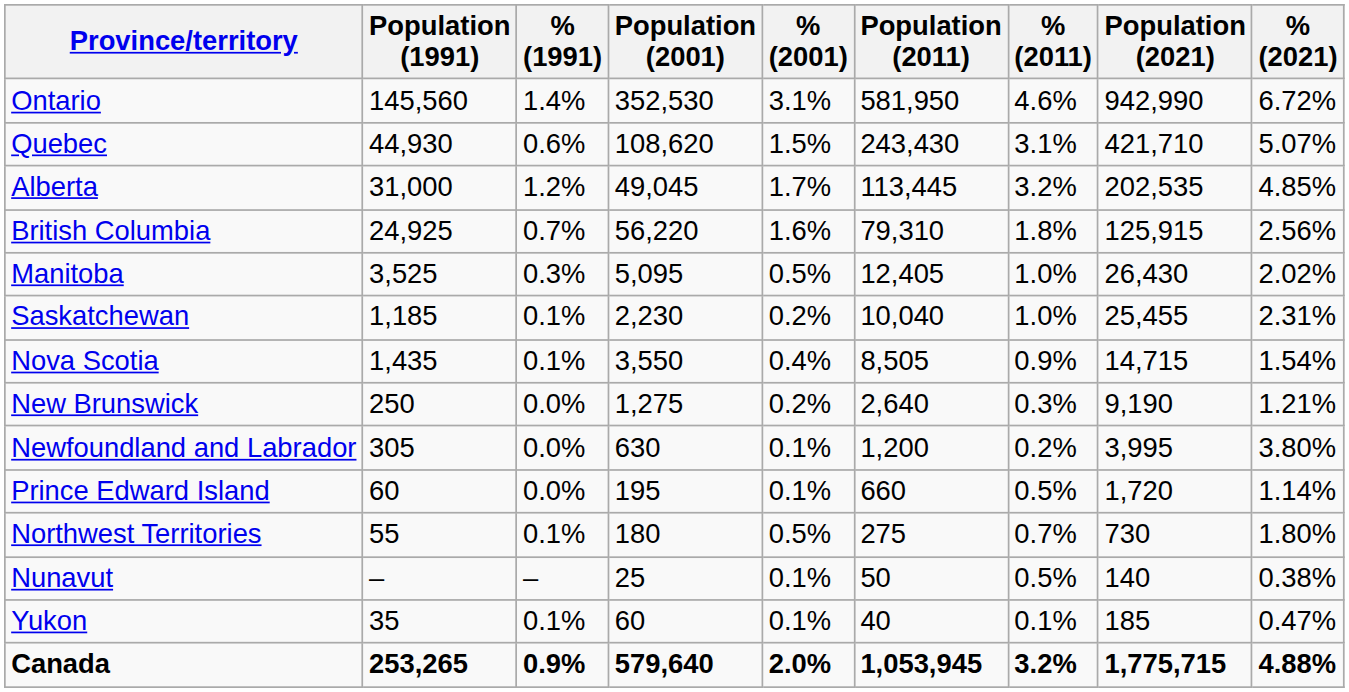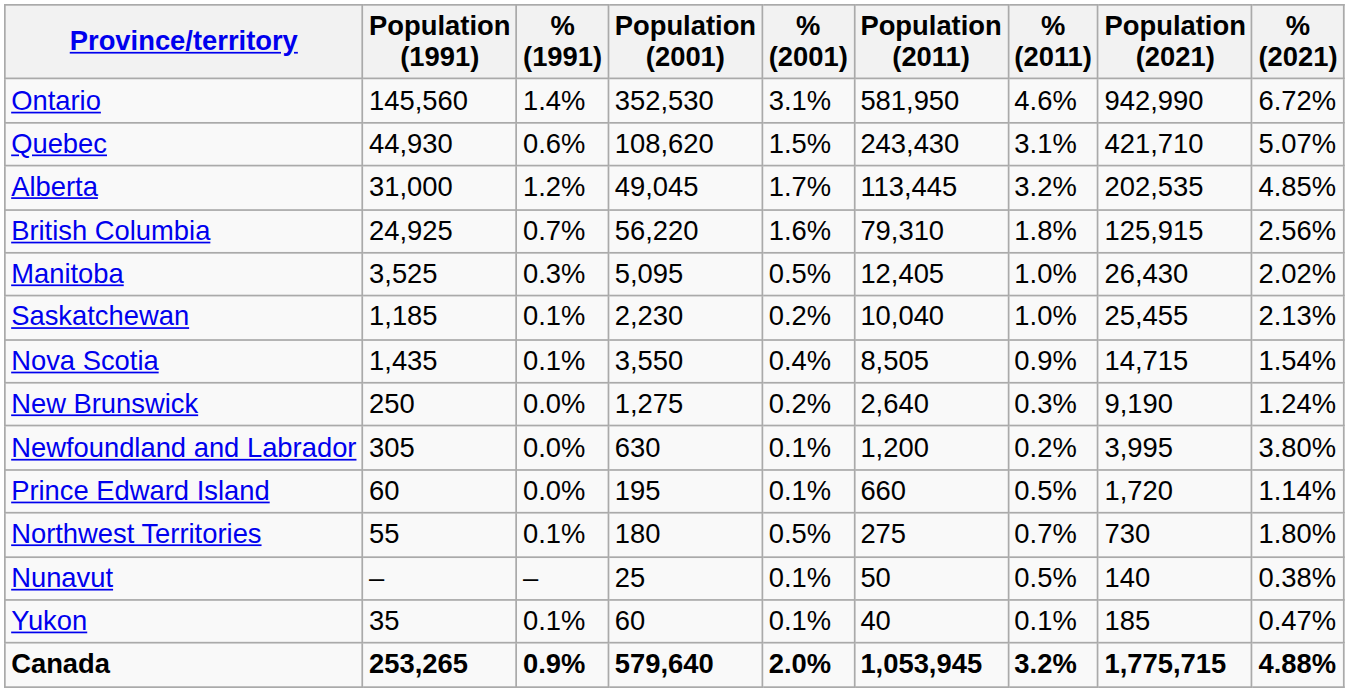(1297, 317) 2.31% -> (1297, 317) 2.13%
(1297, 404) 1.21% -> (1297, 404) 1.24%
